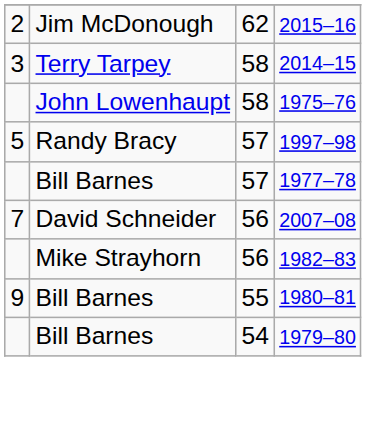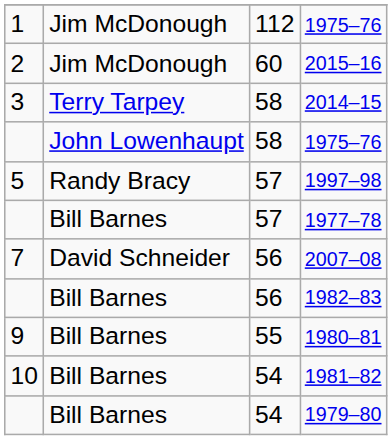+ row: (17, 24)
(255, 24) 62 -> (269, 63) 60
(118, 258) Mike Strayhorn -> (108, 297) Bill Barnes
+ row: (24, 375)
